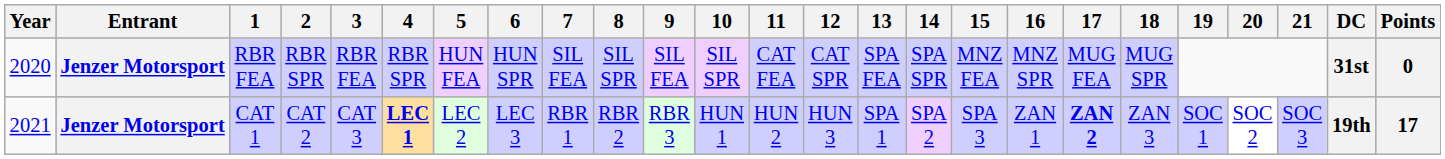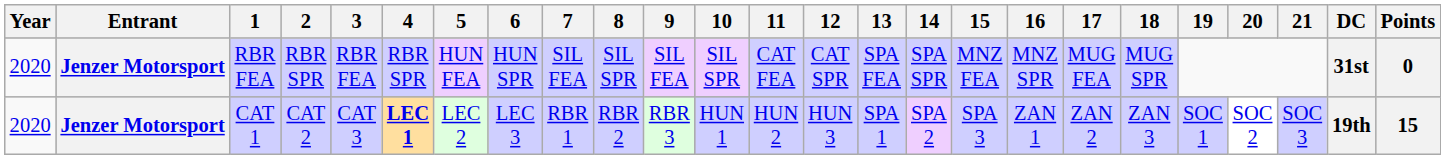(30, 125) 2021 -> (30, 125) 2020
(1092, 125) bold -> (1092, 125) normal
(1408, 125) 17 -> (1408, 125) 15
